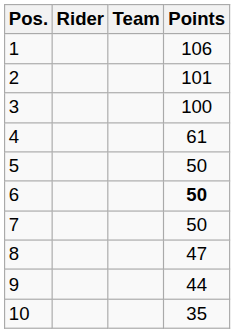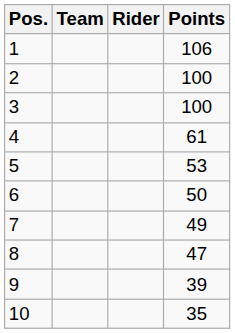columns swapped: (80, 19) <-> (136, 19)
(197, 78) 101 -> (197, 78) 100
(197, 166) 50 -> (197, 166) 53
(197, 195) bold -> (197, 195) normal
(197, 225) 50 -> (197, 225) 49
(197, 284) 44 -> (197, 284) 39
